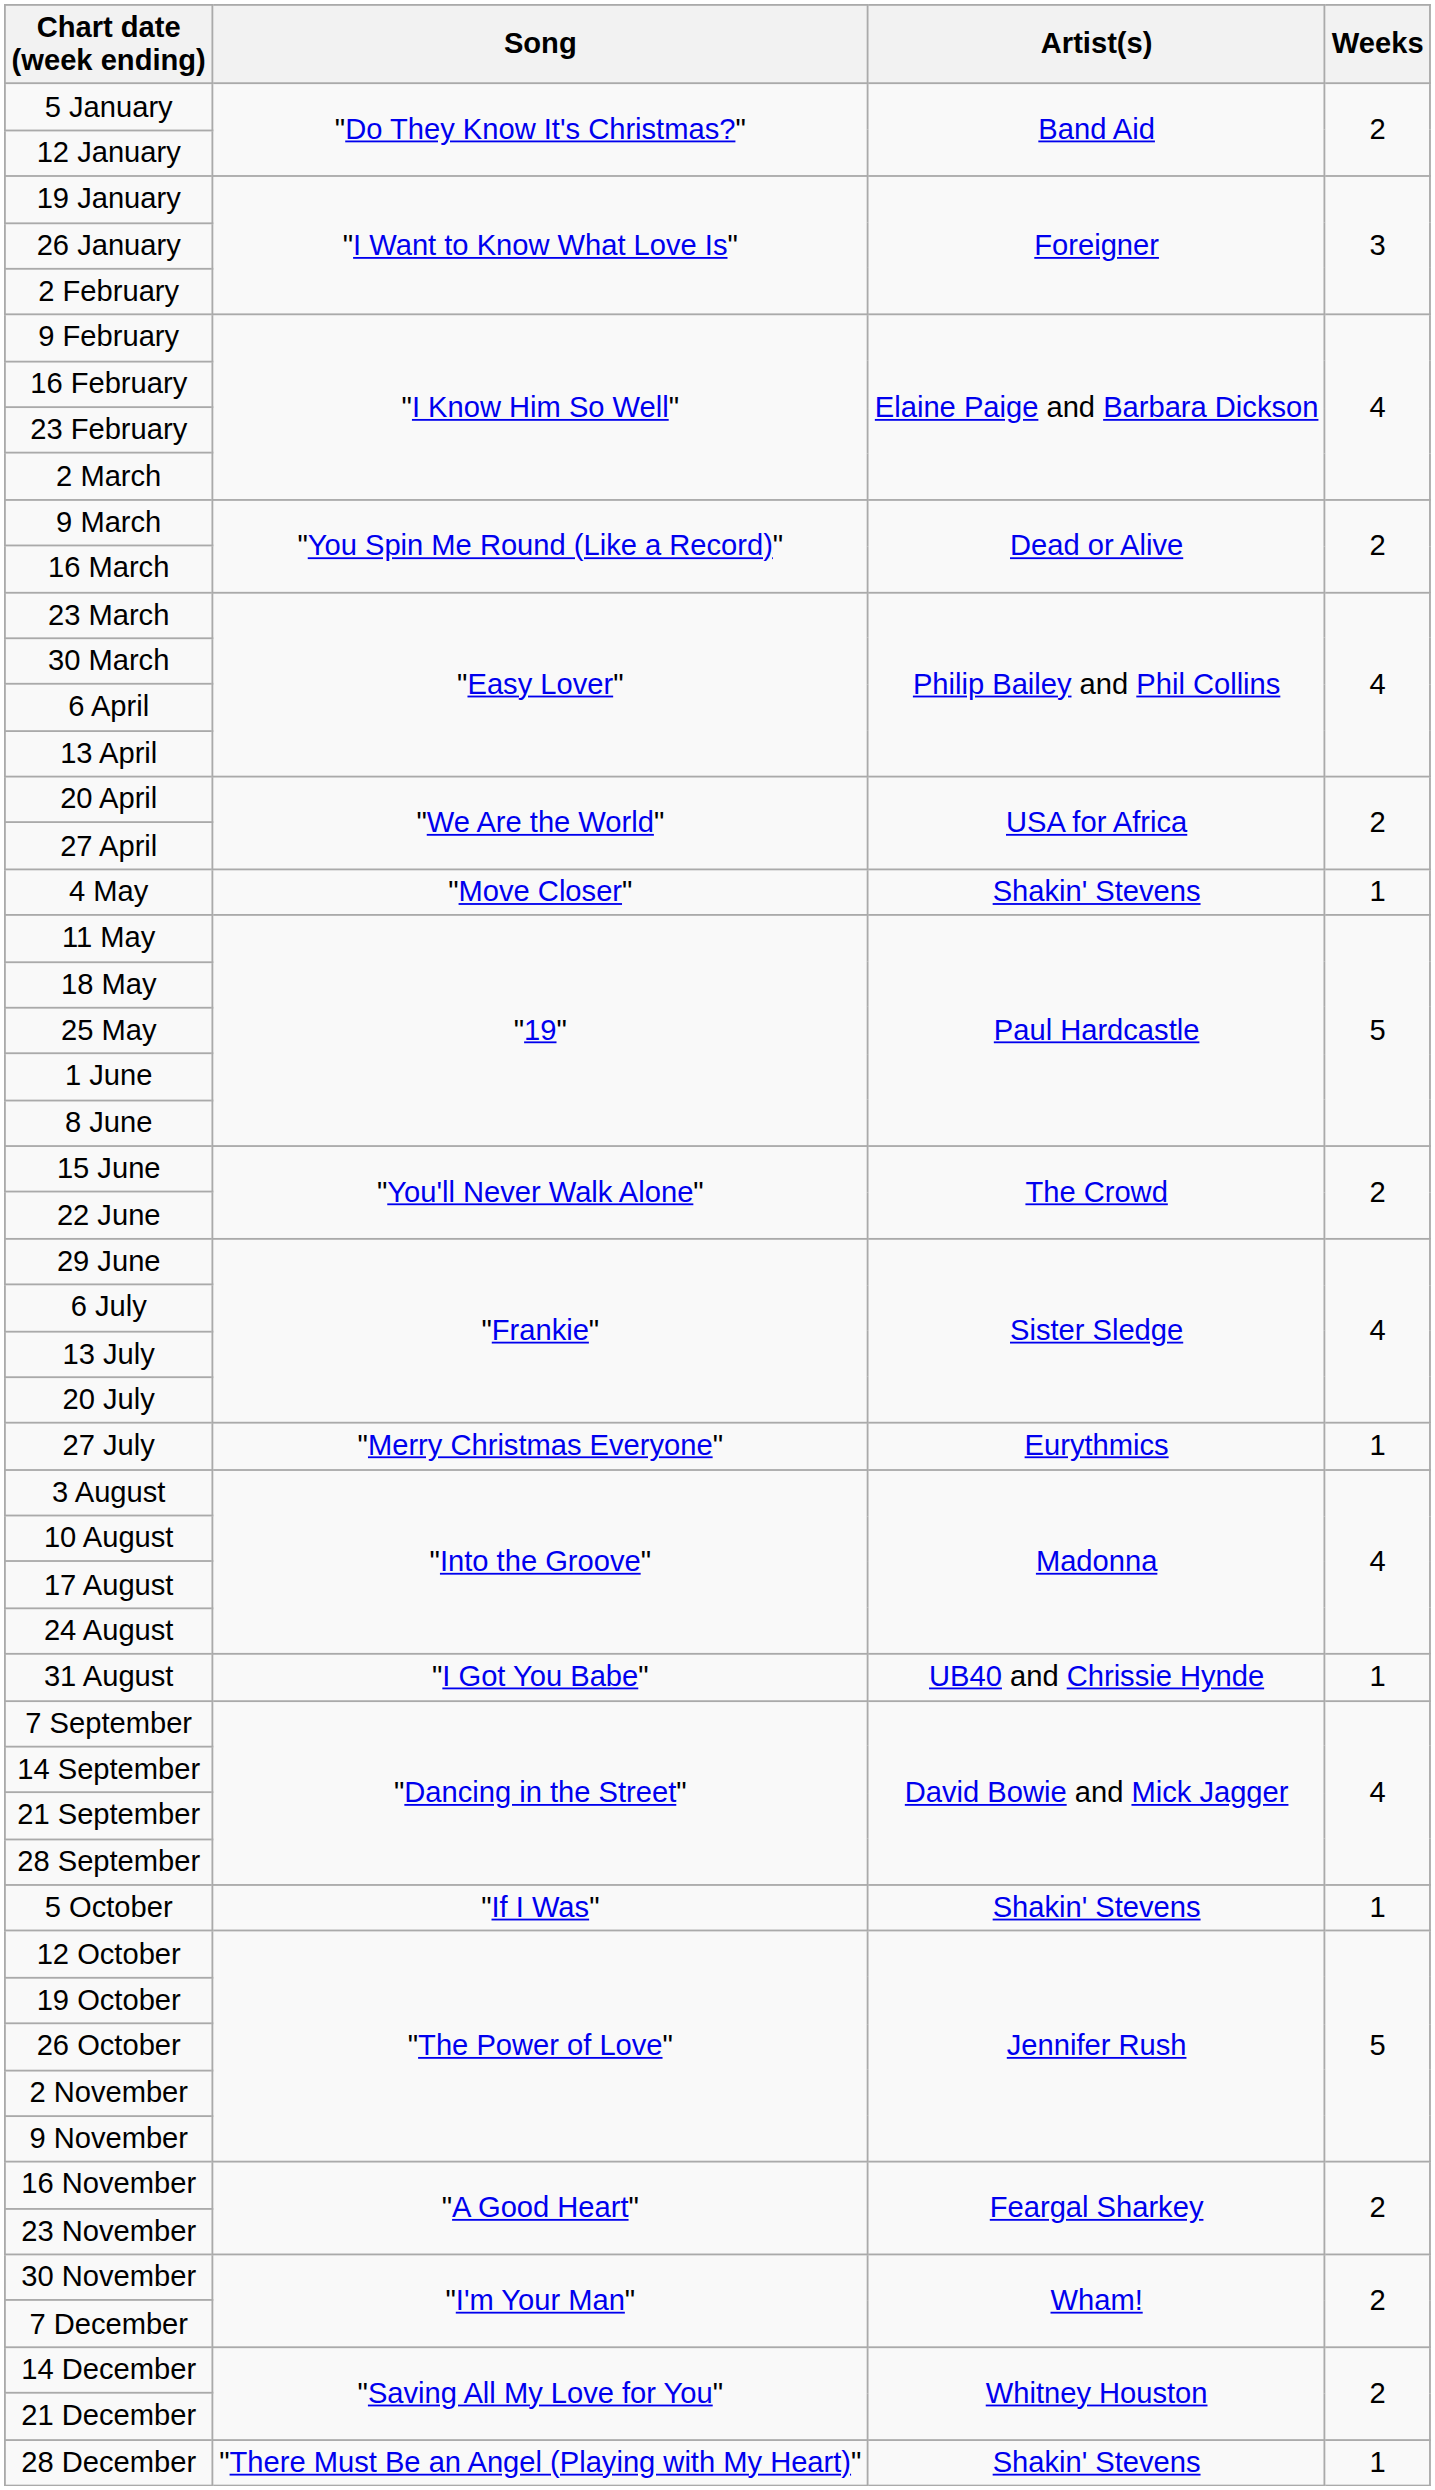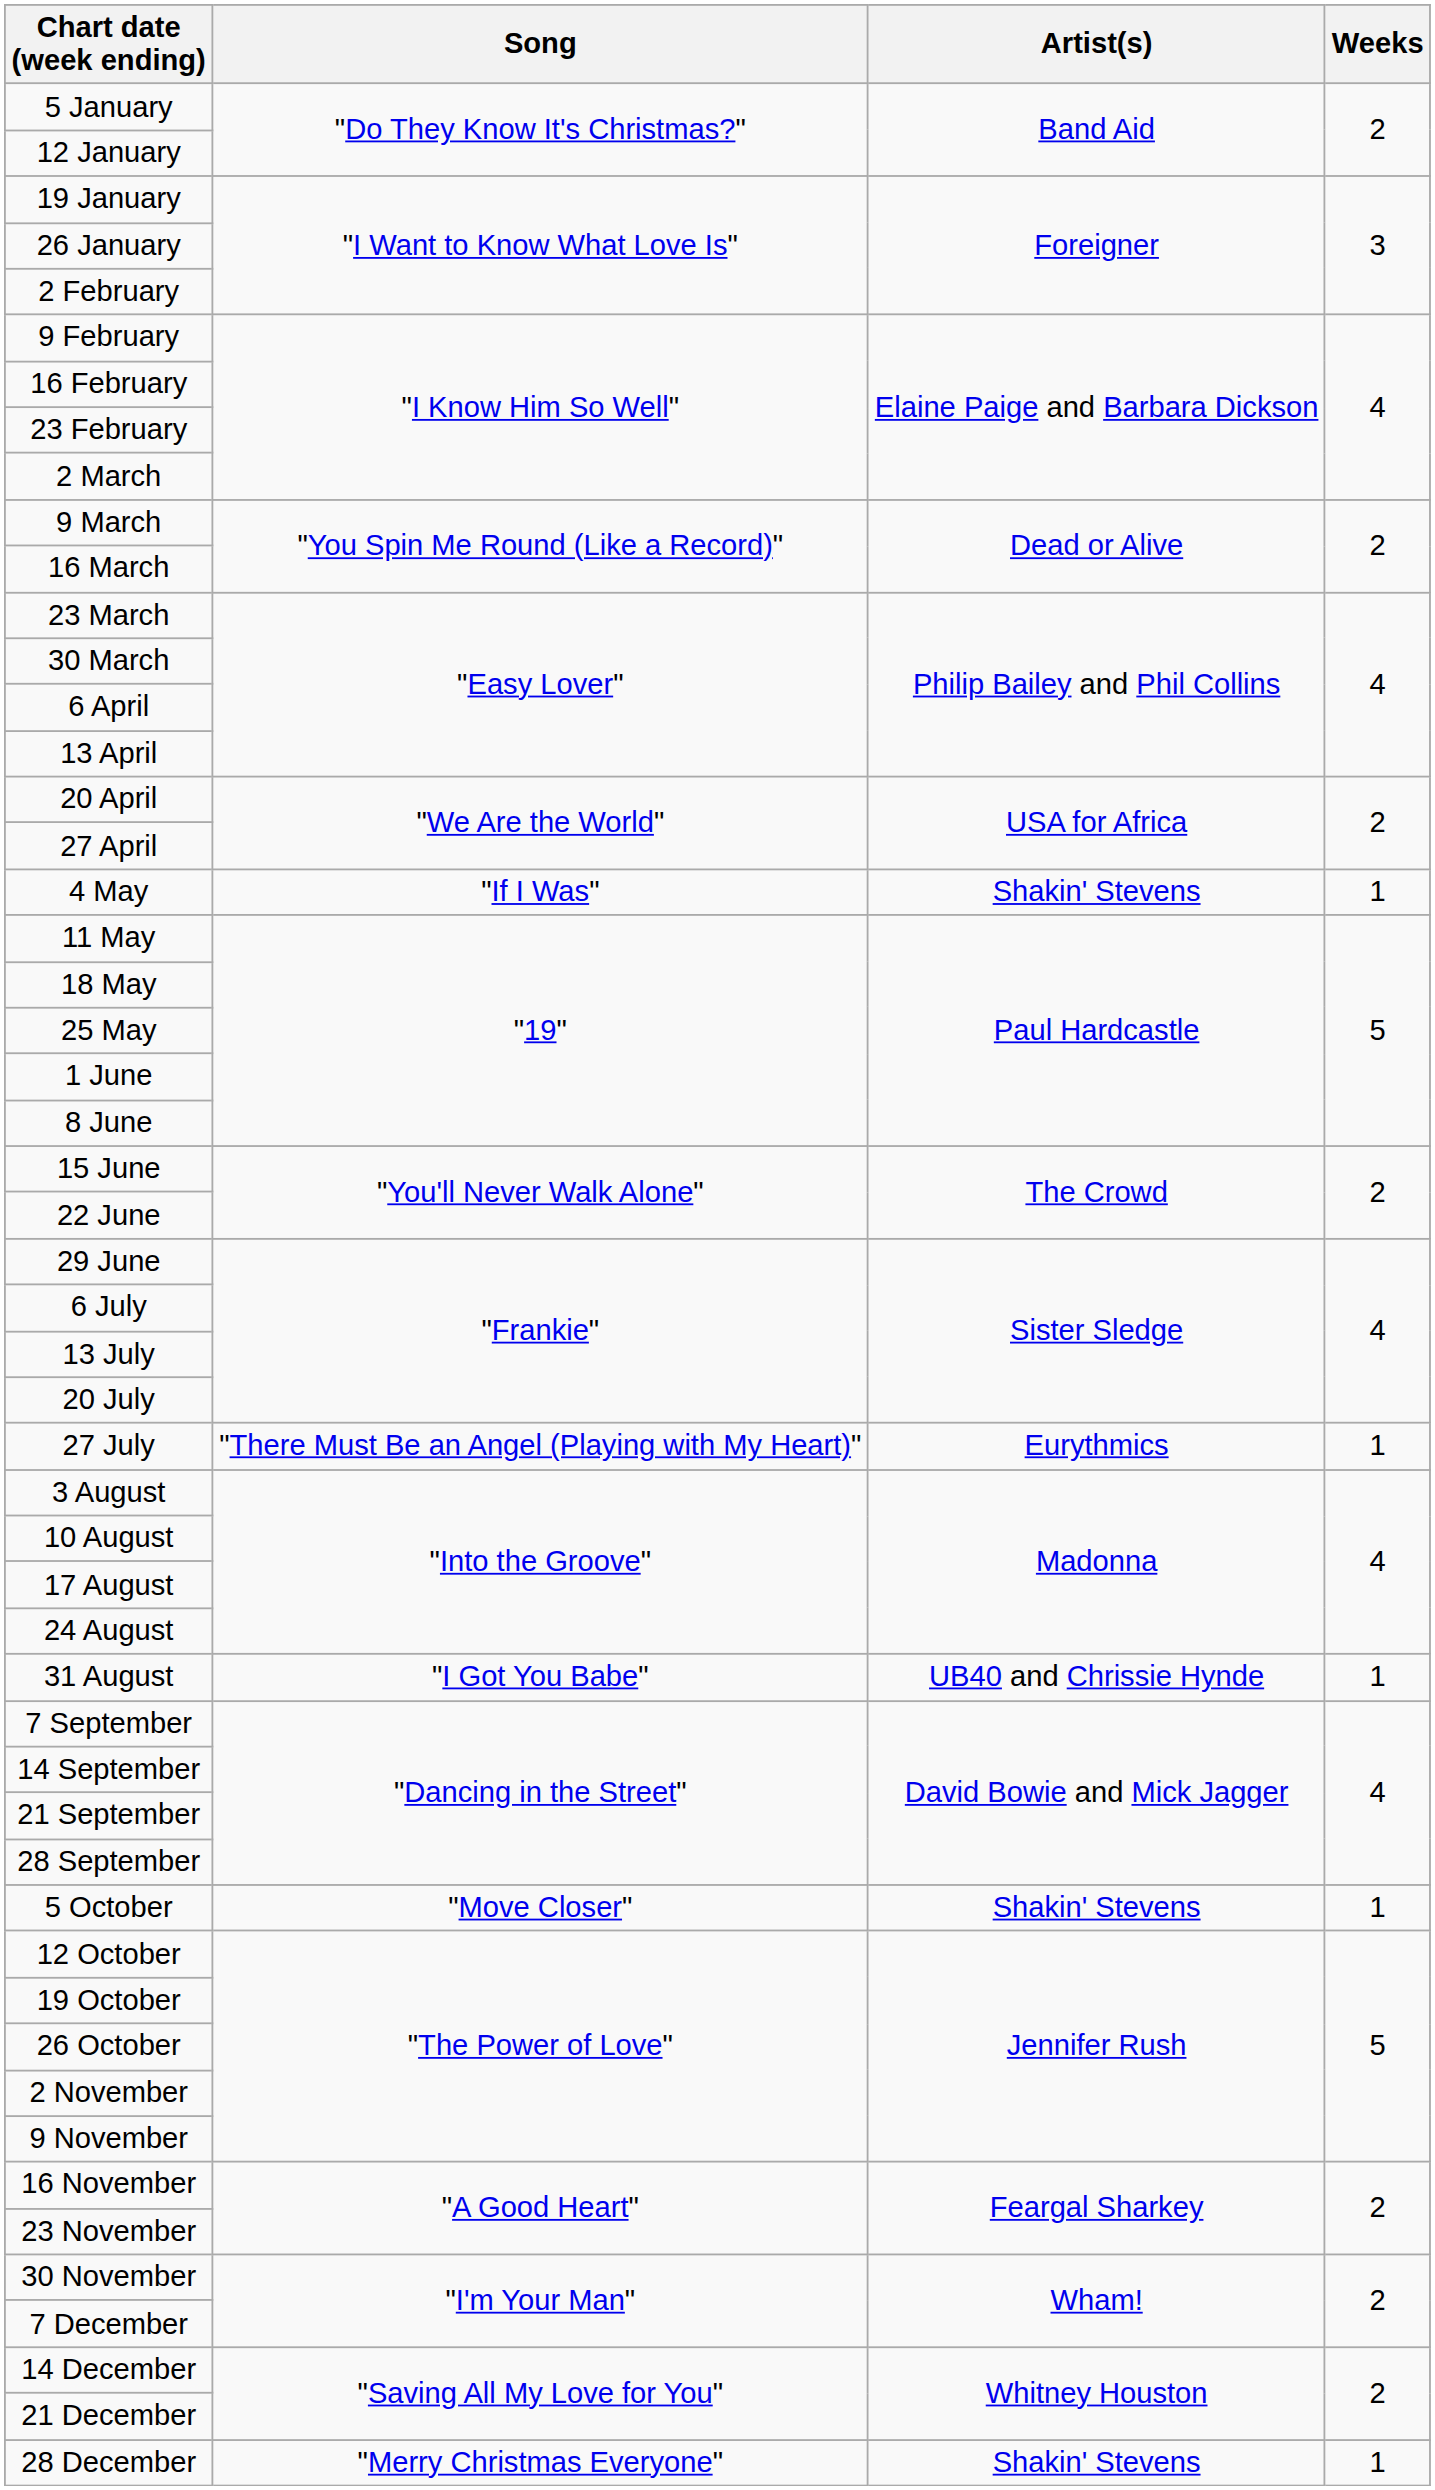(540, 891) "Move Closer" -> (540, 891) "If I Was"
(540, 1445) "Merry Christmas Everyone" -> (540, 1445) "There Must Be an Angel (Playing with My Heart)"
(540, 1907) "If I Was" -> (540, 1907) "Move Closer"
(540, 2461) "There Must Be an Angel (Playing with My Heart)" -> (540, 2461) "Merry Christmas Everyone"
